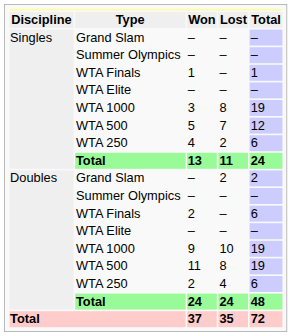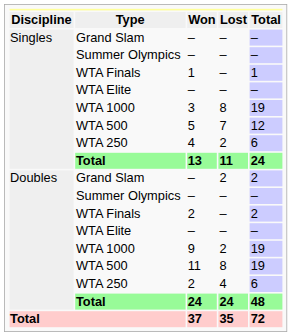(254, 213) 6 -> (254, 213) 2
(227, 249) 10 -> (223, 249) 2
